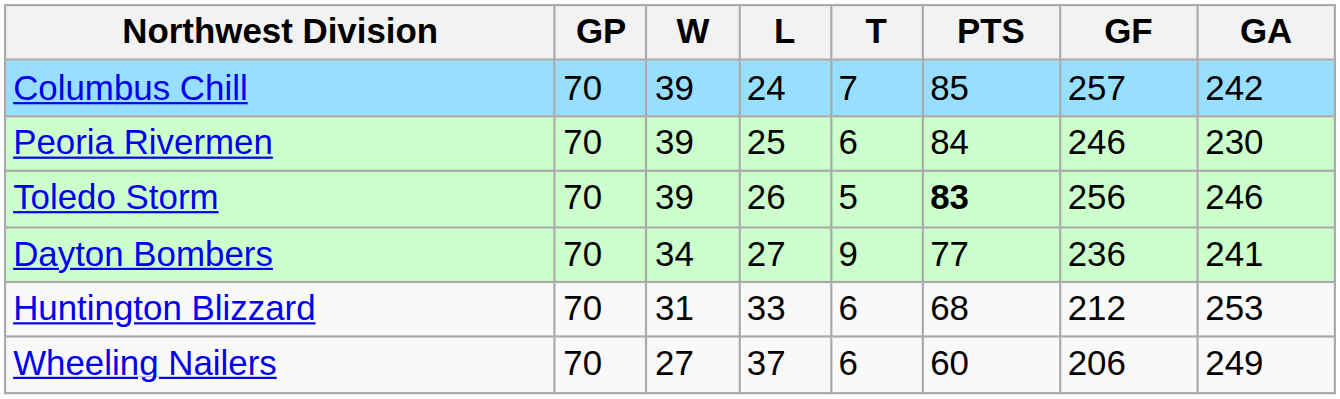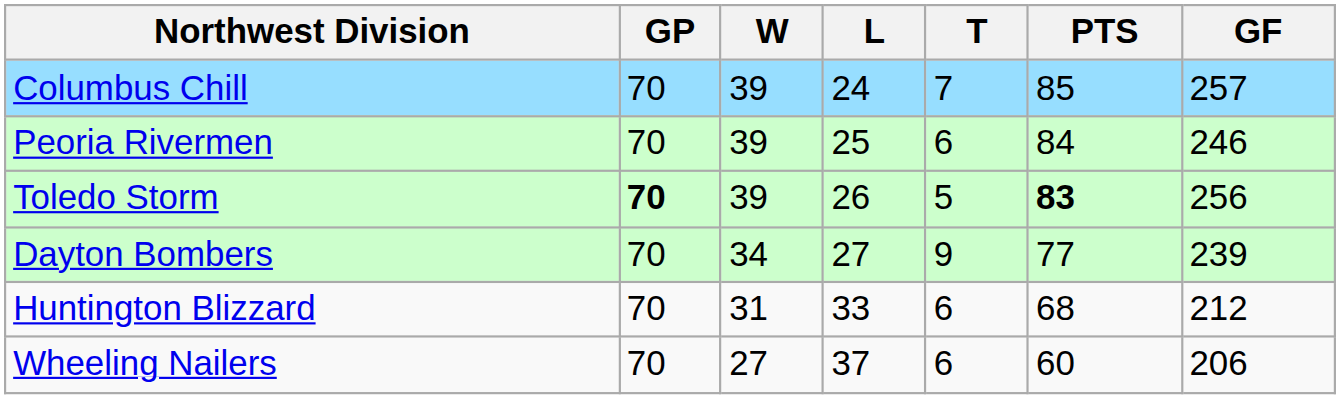- column: (1266, 32)
(583, 198) normal -> (646, 198) bold
(1097, 253) 236 -> (1219, 253) 239
